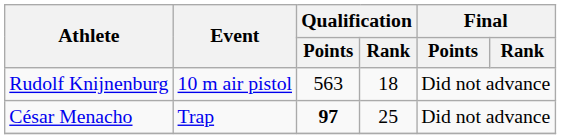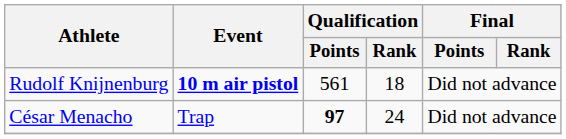(235, 84) normal -> (238, 84) bold
(328, 84) 563 -> (335, 84) 561
(388, 117) 25 -> (394, 117) 24
